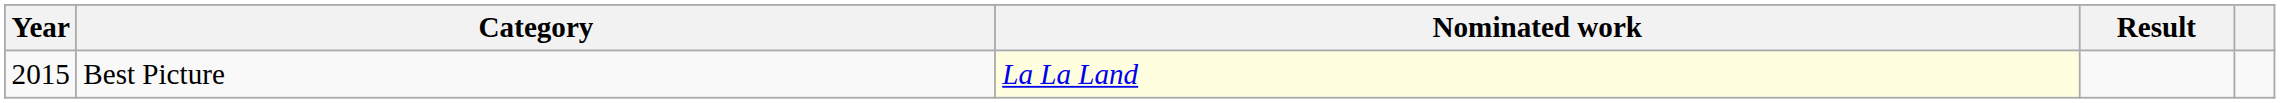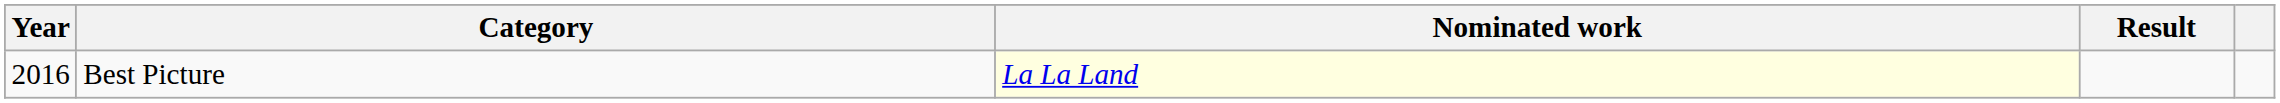(41, 73) 2015 -> (41, 73) 2016
